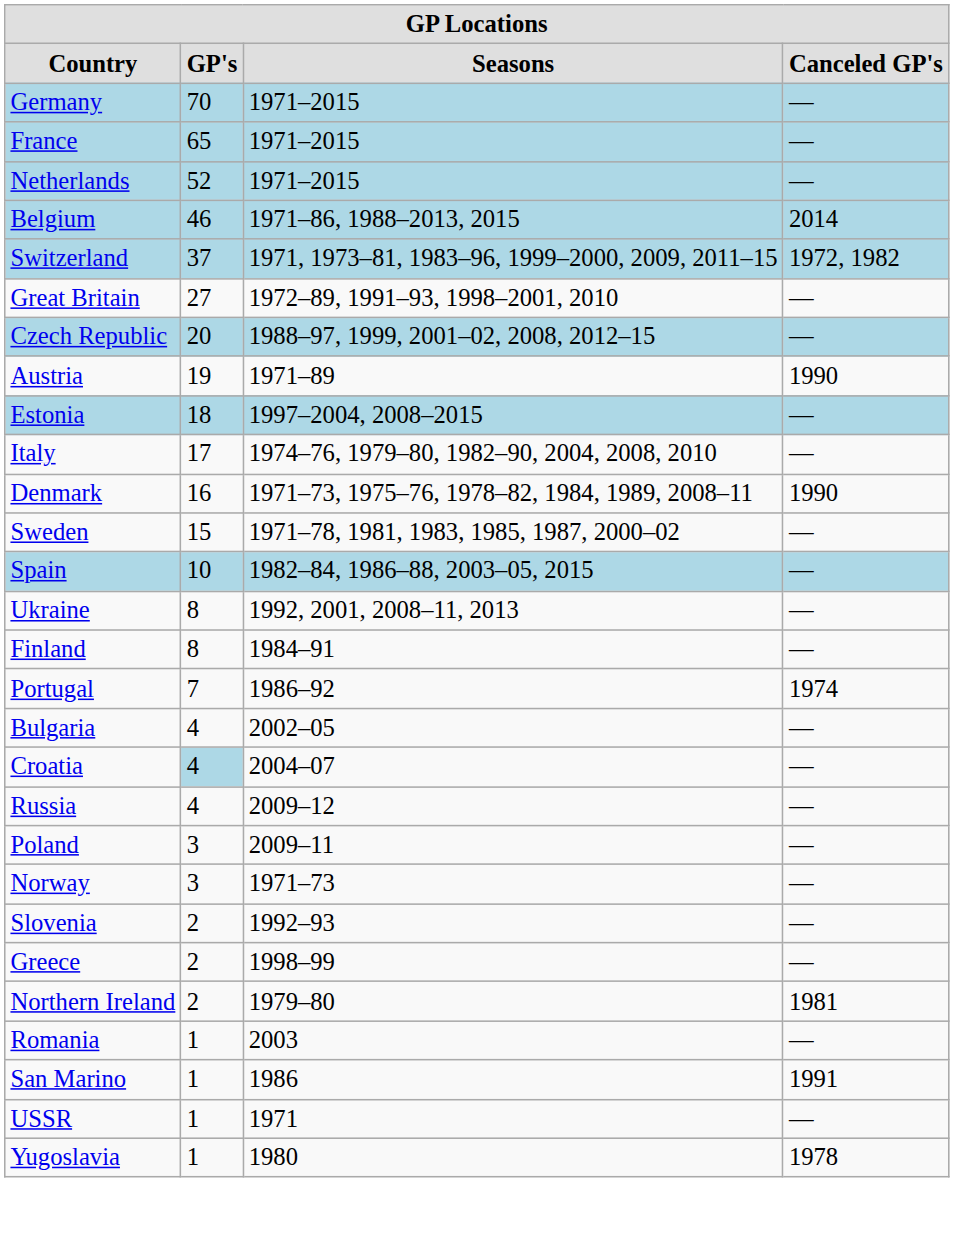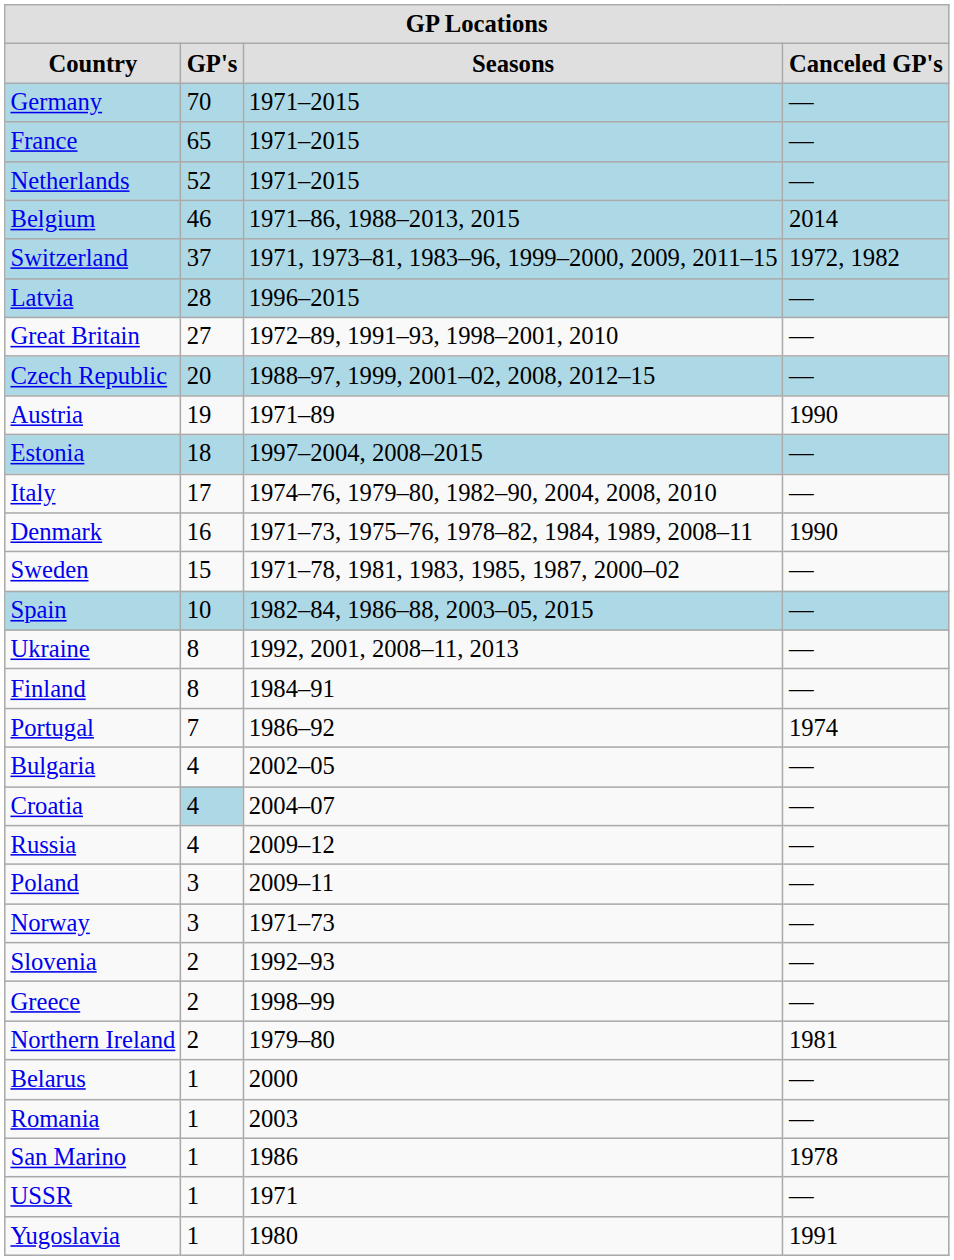+ row: (42, 297)
+ row: (48, 1079)
(814, 1079) 1991 -> (814, 1157) 1978
(814, 1157) 1978 -> (814, 1235) 1991
